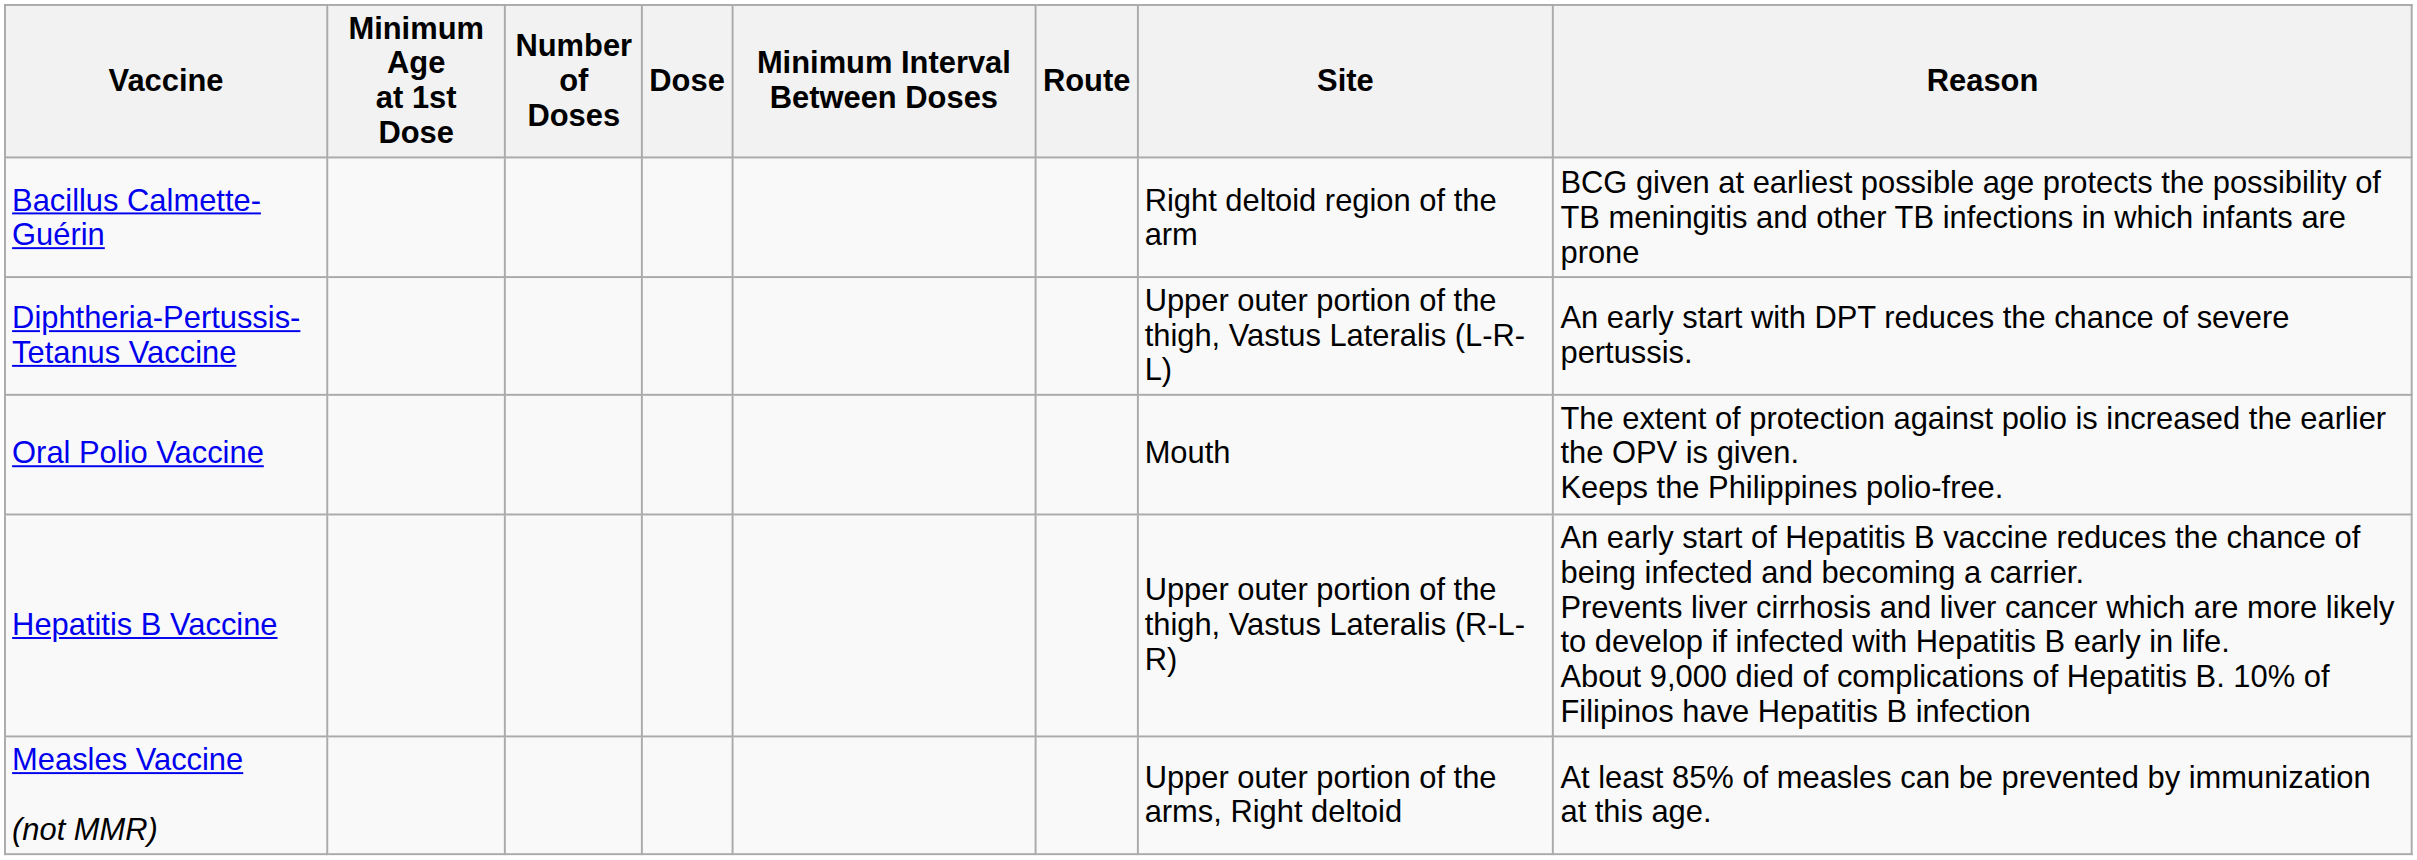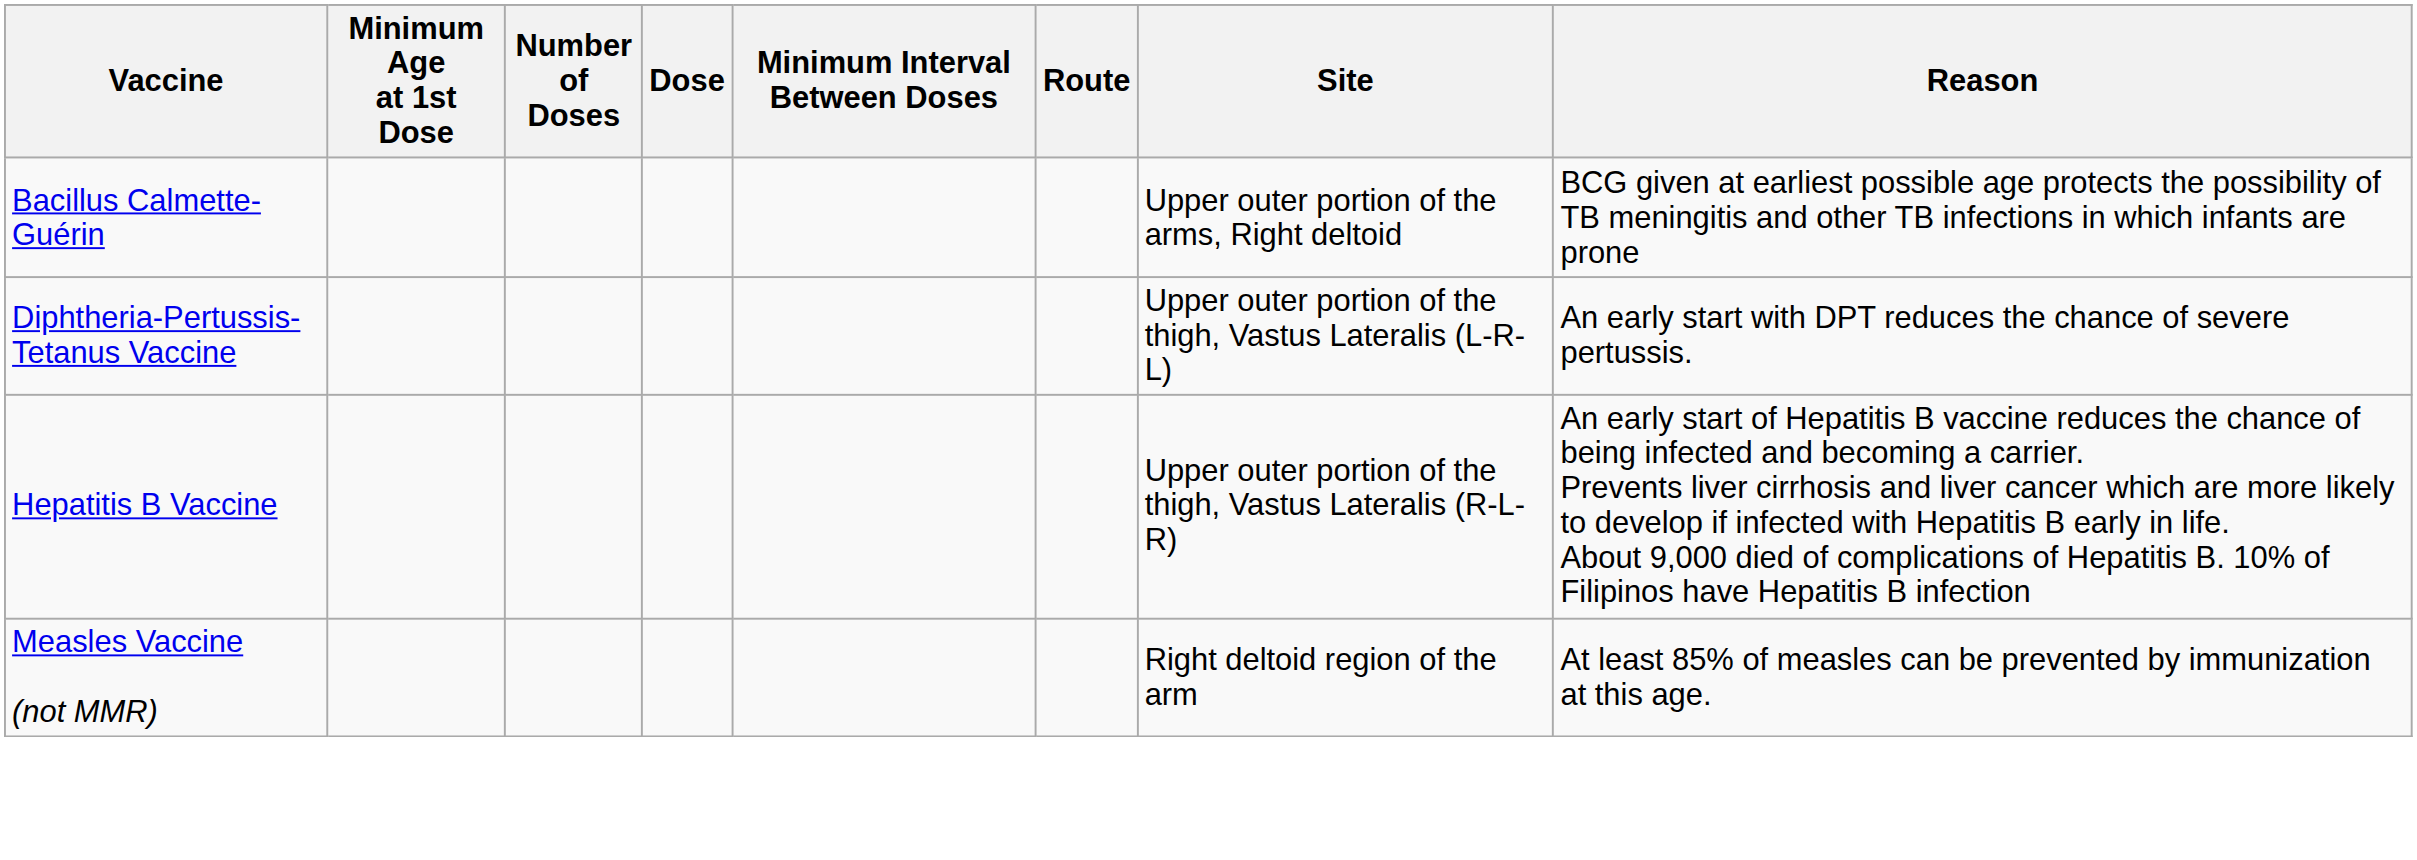(1321, 216) Right deltoid region of the arm -> (1321, 216) Upper outer portion of the arms, Right deltoid
- row: (138, 453)
(1321, 794) Upper outer portion of the arms, Right deltoid -> (1321, 676) Right deltoid region of the arm
